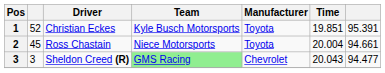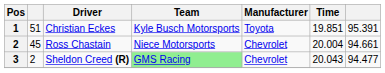(35, 28) 52 -> (35, 28) 51
(259, 44) Toyota -> (266, 44) Chevrolet
(32, 60) 3 -> (32, 60) 2
